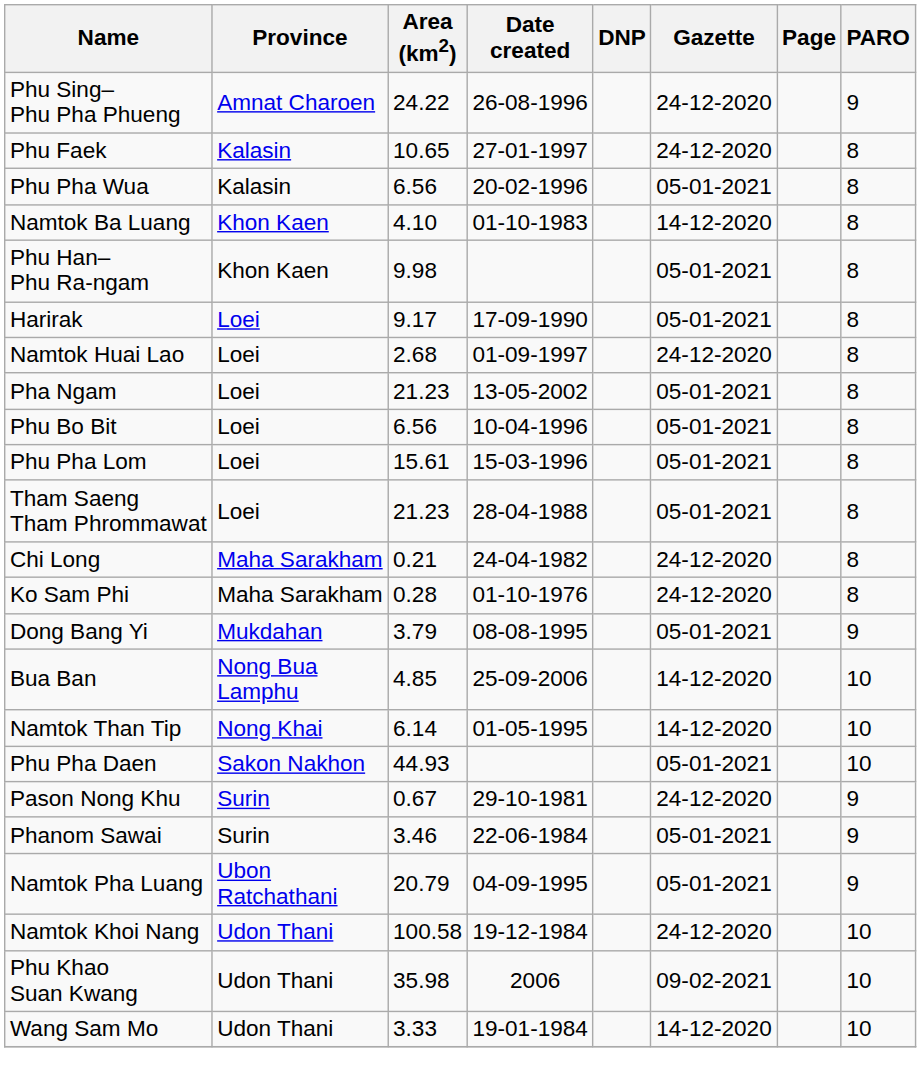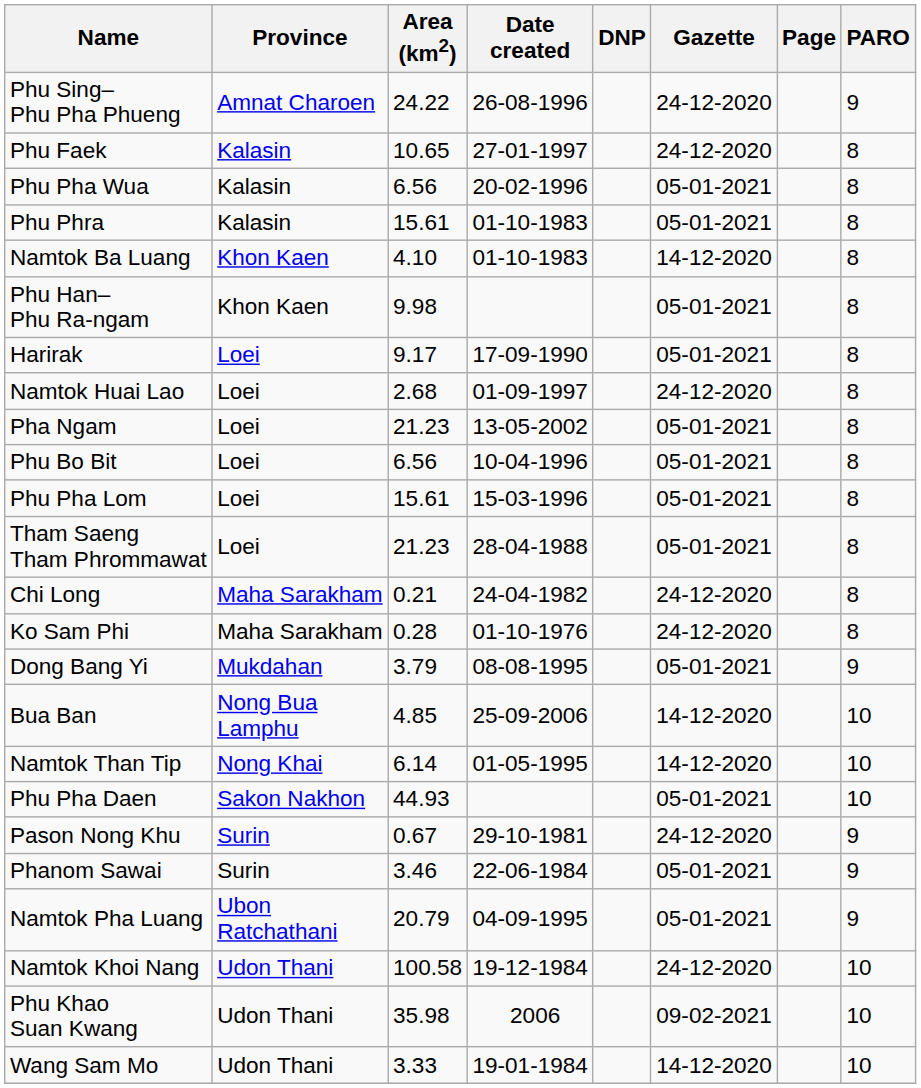+ row: (57, 222)
